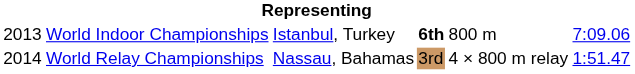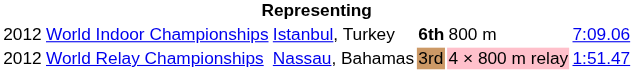(22, 34) 2013 -> (22, 34) 2012
(22, 58) 2014 -> (22, 58) 2012
(508, 58) no background -> (508, 58) pink background
